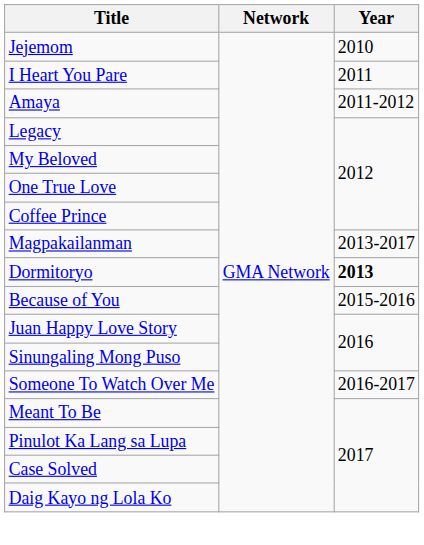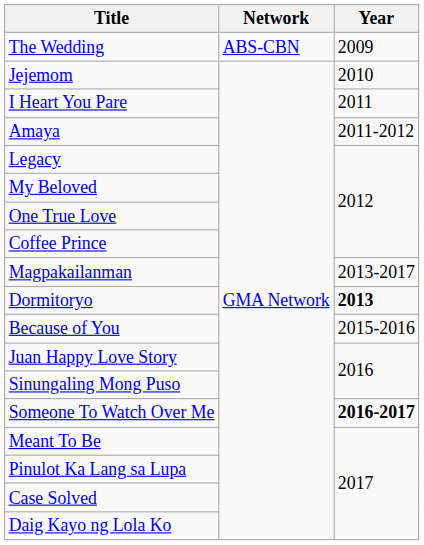+ row: (56, 46)
(376, 384) normal -> (376, 412) bold
